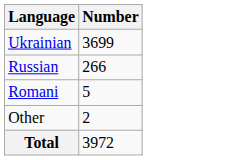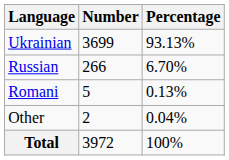+ column: (183, 17)
